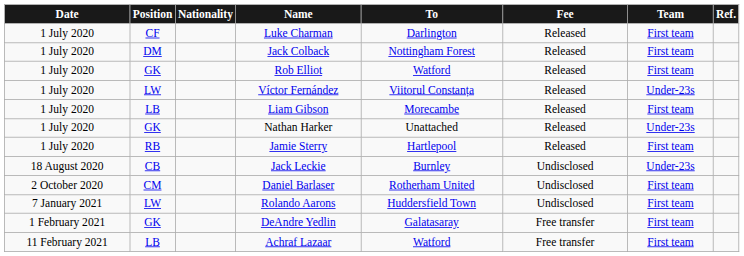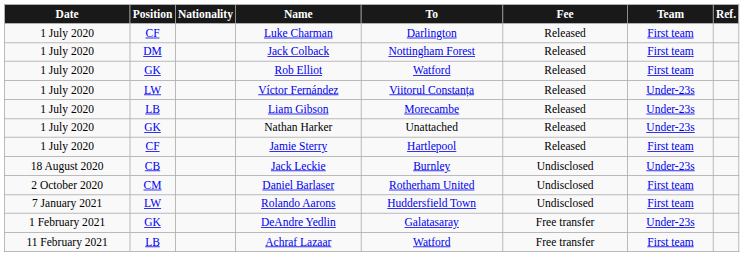(671, 109) First team -> (671, 109) Under-23s
(152, 147) RB -> (152, 147) CF
(671, 223) First team -> (671, 223) Under-23s
